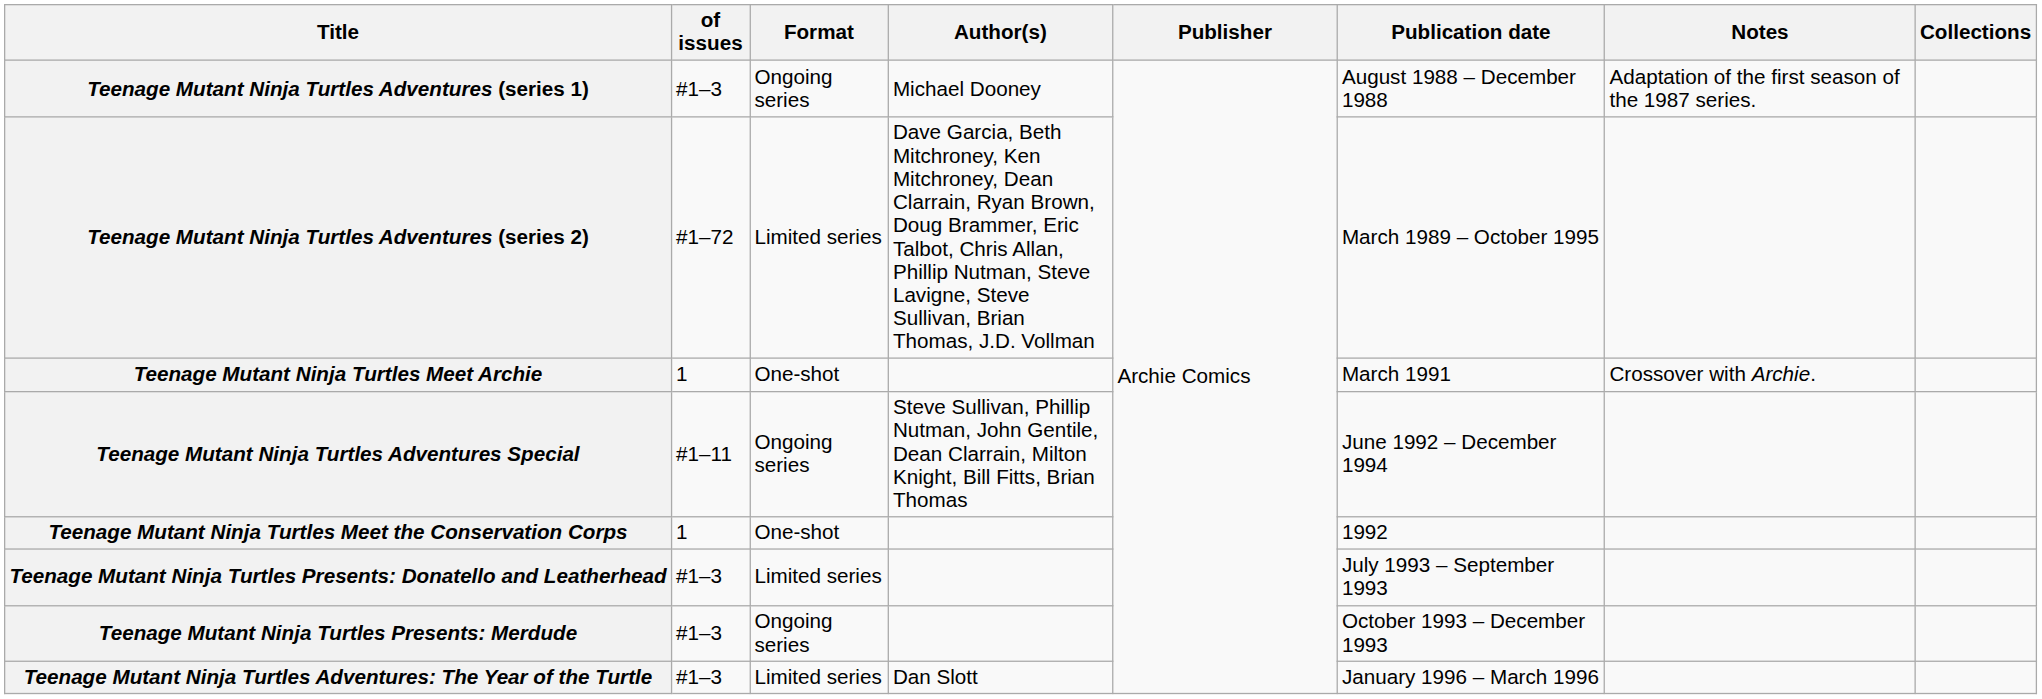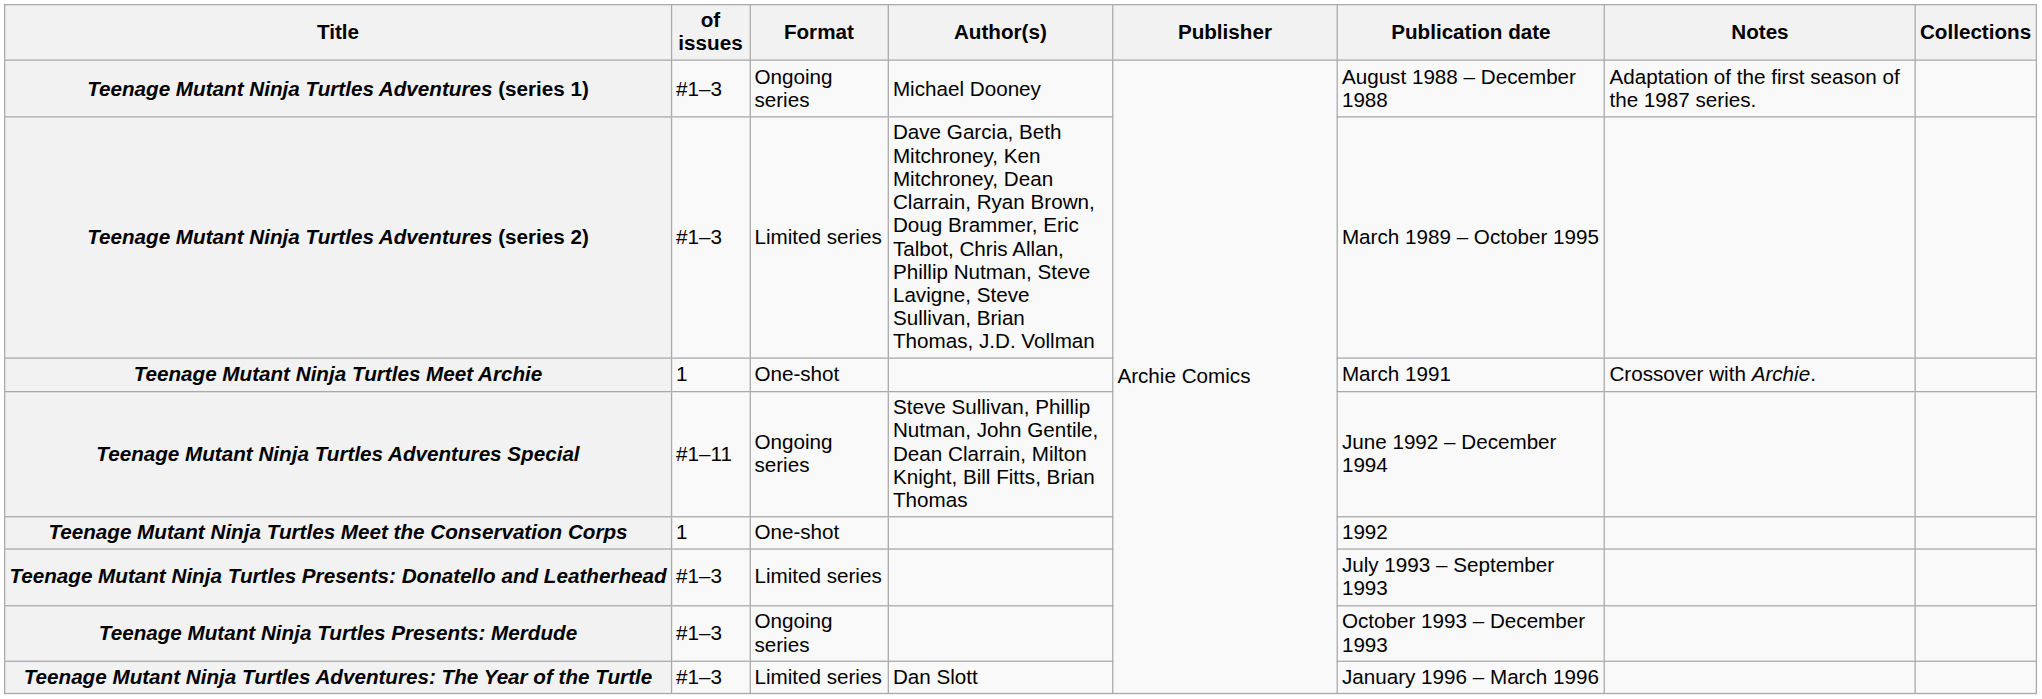(705, 237) #1–72 -> (699, 237) #1–3
